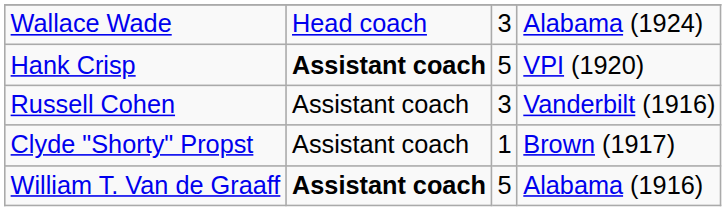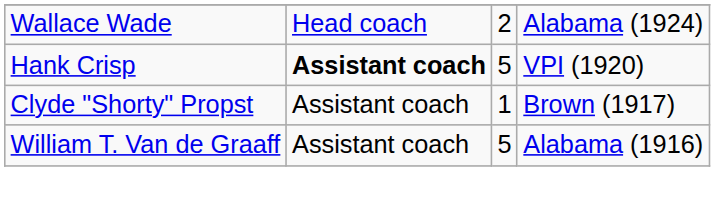(505, 24) 3 -> (505, 24) 2
- row: (93, 104)
(389, 184) bold -> (381, 144) normal
